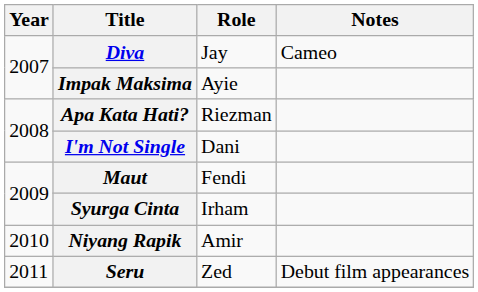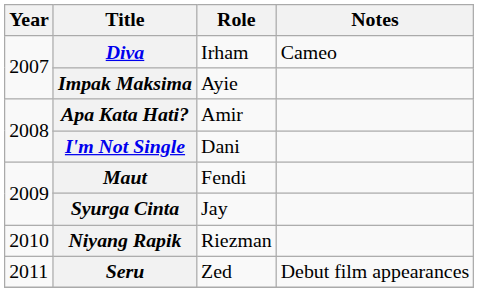(214, 51) Jay -> (225, 51) Irham
(236, 114) Riezman -> (222, 114) Amir
(225, 209) Irham -> (214, 209) Jay
(222, 240) Amir -> (236, 240) Riezman
